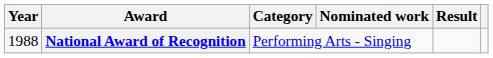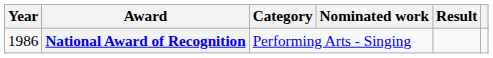(23, 40) 1988 -> (23, 40) 1986
